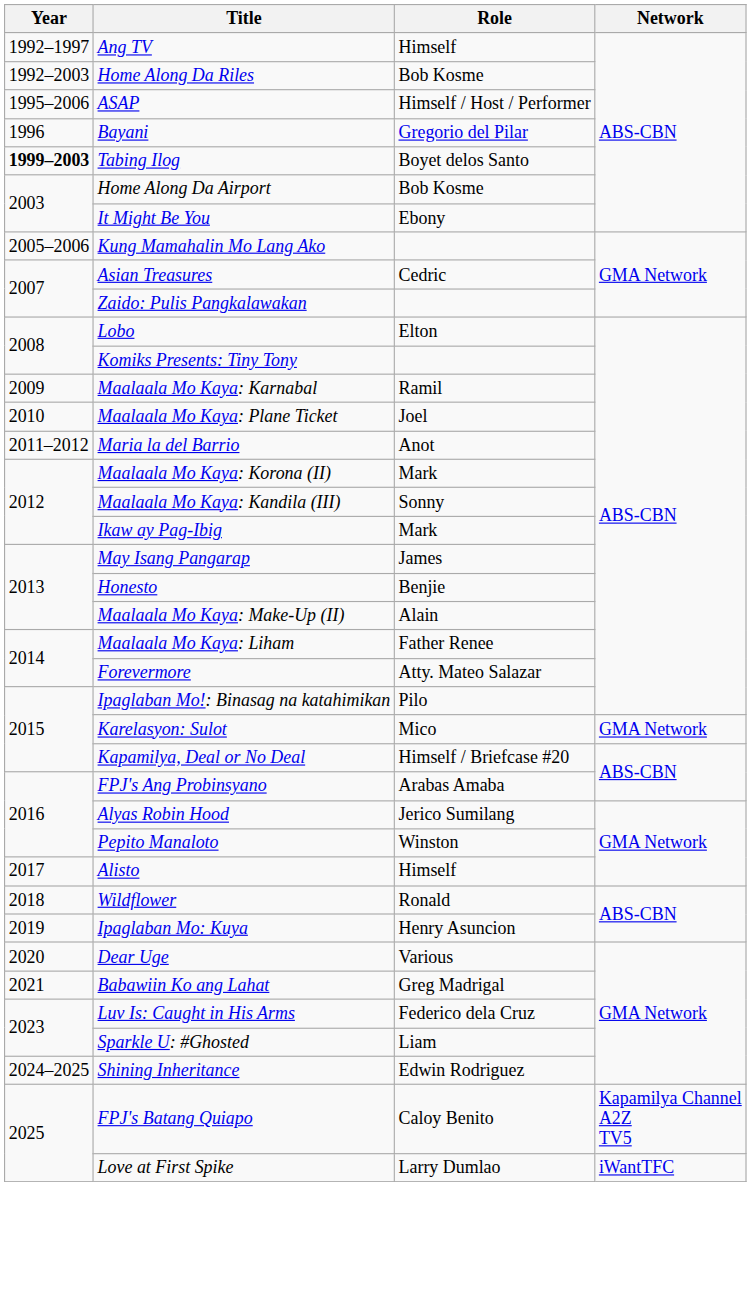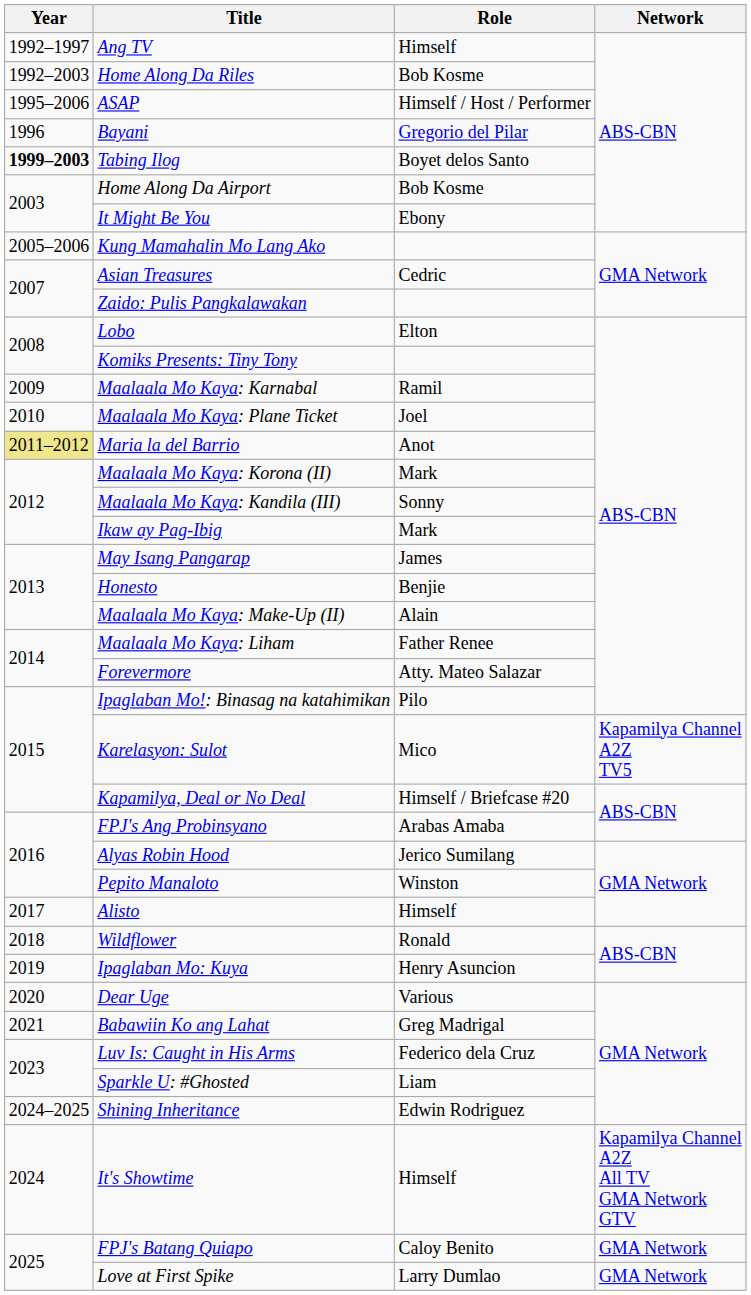(49, 445) no background -> (49, 445) khaki background
(653, 729) GMA Network -> (670, 749) Kapamilya Channel A2Z TV5
+ row: (146, 1179)
(670, 1118) Kapamilya Channel A2Z TV5 -> (653, 1248) GMA Network
(637, 1167) iWantTFC -> (653, 1276) GMA Network
